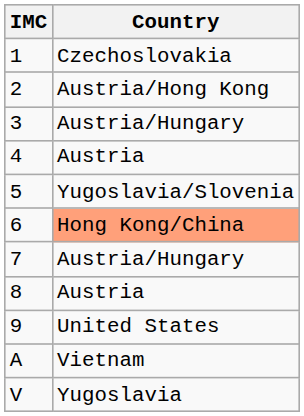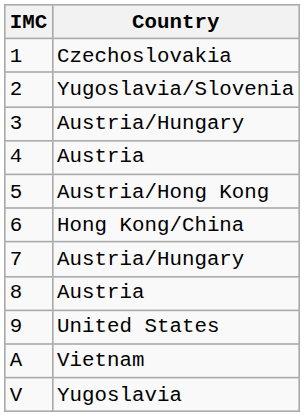(163, 90) Austria/Hong Kong -> (176, 90) Yugoslavia/Slovenia
(176, 191) Yugoslavia/Slovenia -> (163, 191) Austria/Hong Kong
(151, 225) lightsalmon background -> (151, 225) no background
